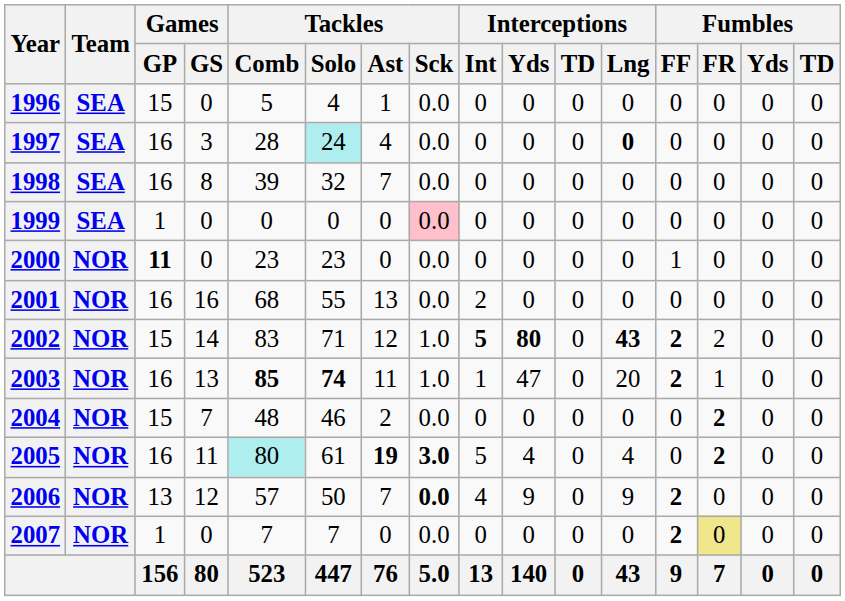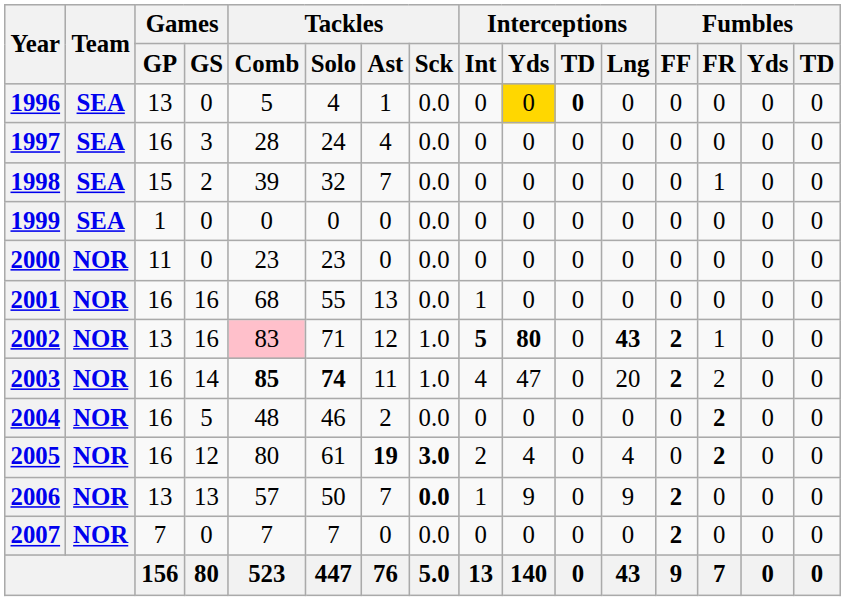(160, 102) 15 -> (160, 102) 13
(529, 102) no background -> (529, 102) gold background
(578, 102) normal -> (578, 102) bold
(333, 142) paleturquoise background -> (333, 142) no background
(628, 142) bold -> (628, 142) normal
(160, 181) 16 -> (160, 181) 15
(206, 181) 8 -> (206, 181) 2
(719, 181) 0 -> (719, 181) 1
(434, 220) pink background -> (434, 220) no background
(160, 260) bold -> (160, 260) normal
(676, 260) 1 -> (676, 260) 0
(481, 299) 2 -> (481, 299) 1
(160, 338) 15 -> (160, 338) 13
(206, 338) 14 -> (206, 338) 16
(267, 338) no background -> (267, 338) pink background
(719, 338) 2 -> (719, 338) 1
(206, 378) 13 -> (206, 378) 14
(481, 378) 1 -> (481, 378) 4
(719, 378) 1 -> (719, 378) 2
(160, 417) 15 -> (160, 417) 16
(206, 417) 7 -> (206, 417) 5
(206, 456) 11 -> (206, 456) 12
(267, 456) paleturquoise background -> (267, 456) no background
(481, 456) 5 -> (481, 456) 2
(206, 496) 12 -> (206, 496) 13
(481, 496) 4 -> (481, 496) 1
(160, 535) 1 -> (160, 535) 7
(719, 535) khaki background -> (719, 535) no background
